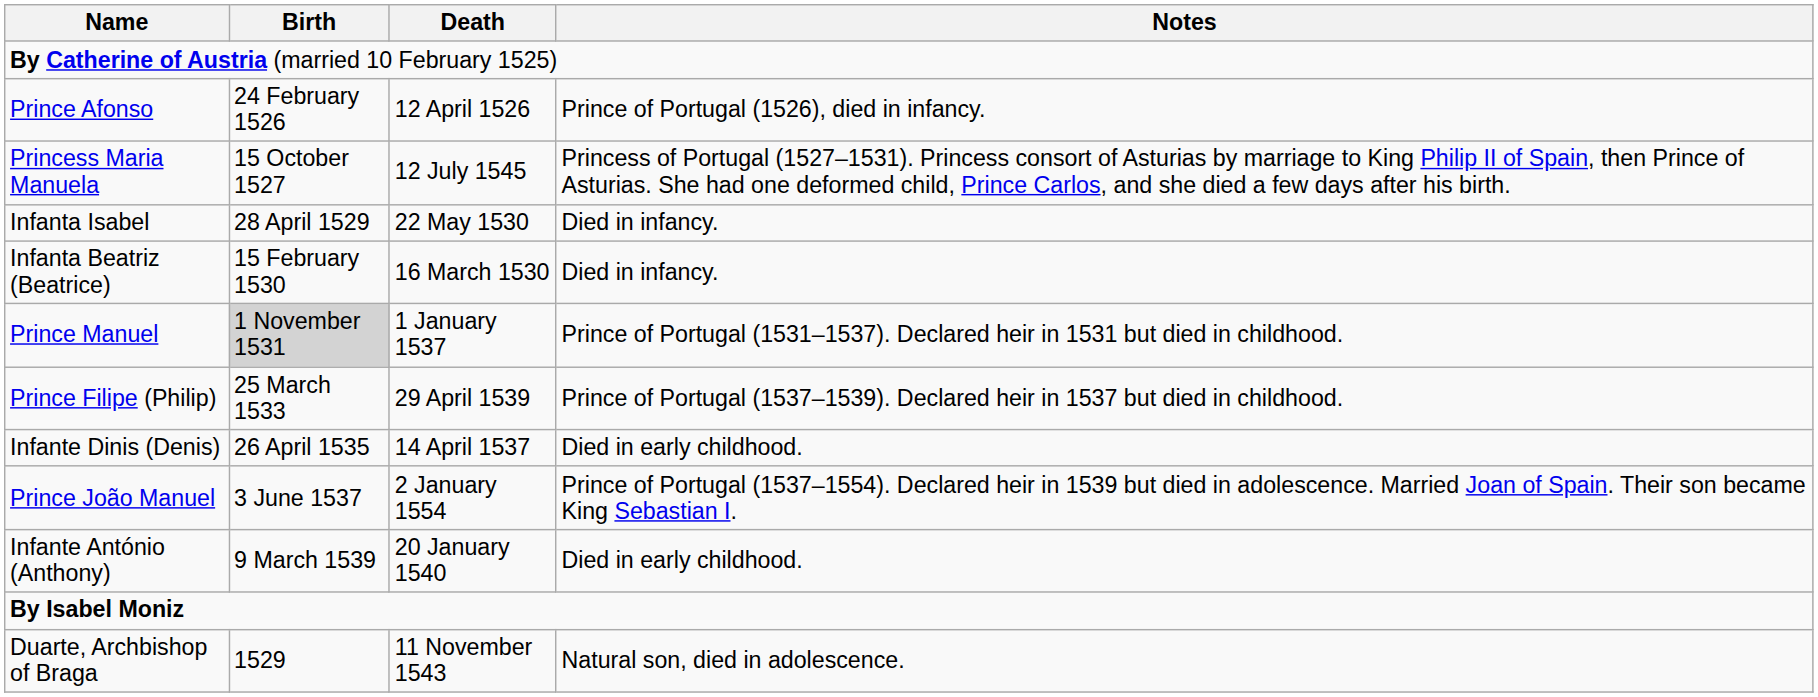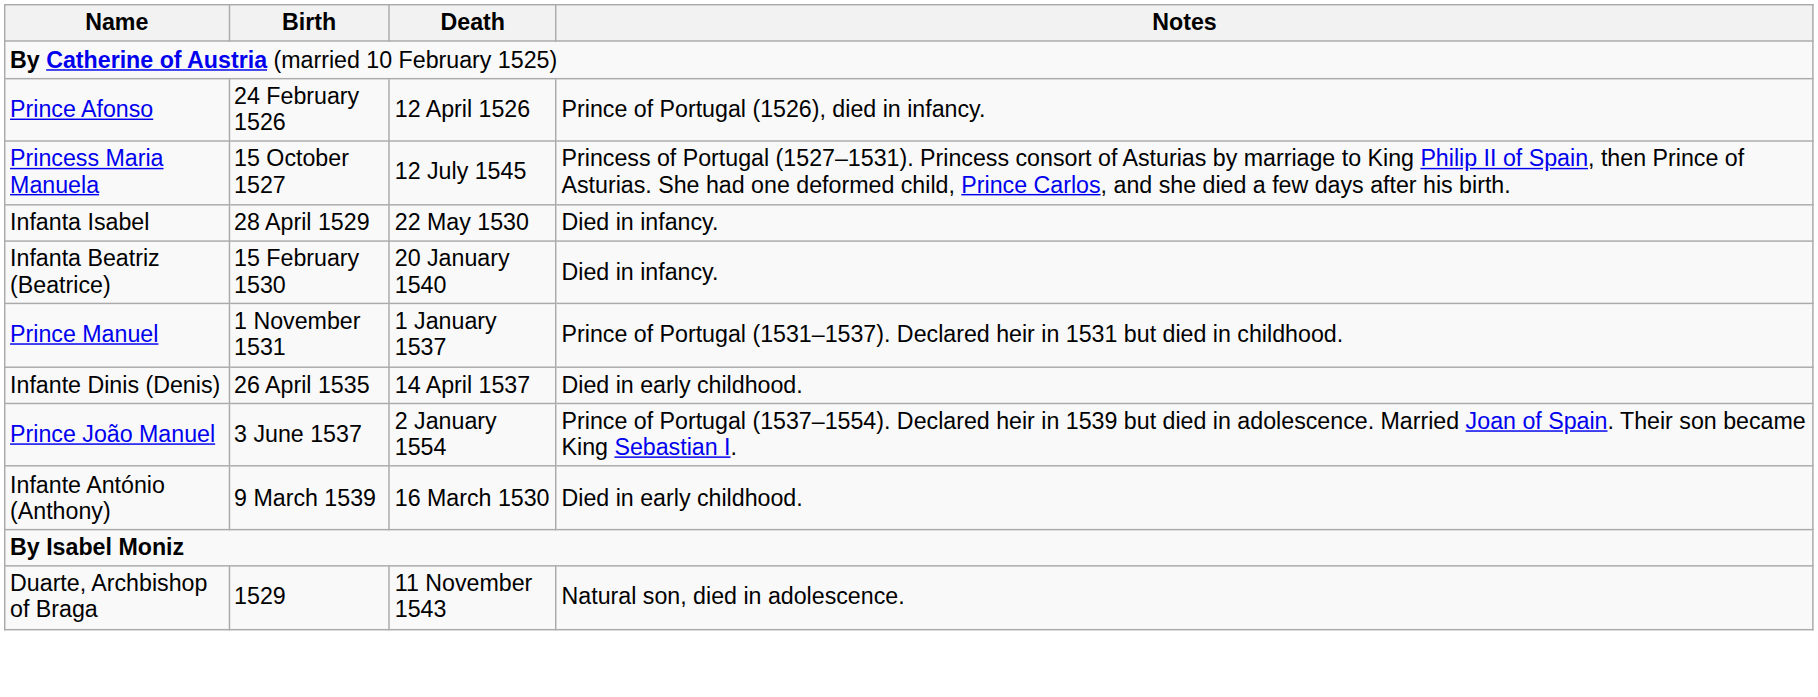(472, 272) 16 March 1530 -> (452, 272) 20 January 1540
(297, 335) lightgrey background -> (297, 335) no background
- row: (113, 397)
(452, 560) 20 January 1540 -> (472, 497) 16 March 1530
